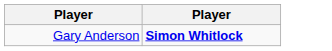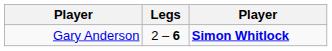+ column: (166, 14)
